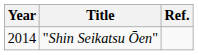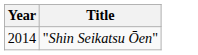- column: (177, 15)
